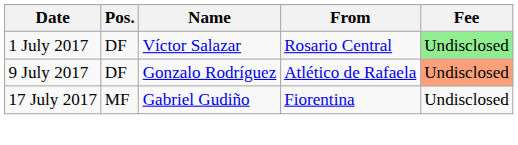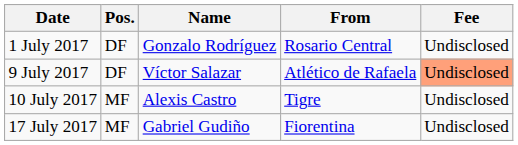(192, 45) Víctor Salazar -> (209, 45) Gonzalo Rodríguez
(467, 45) lightgreen background -> (467, 45) no background
(209, 72) Gonzalo Rodríguez -> (192, 72) Víctor Salazar
+ row: (53, 99)
